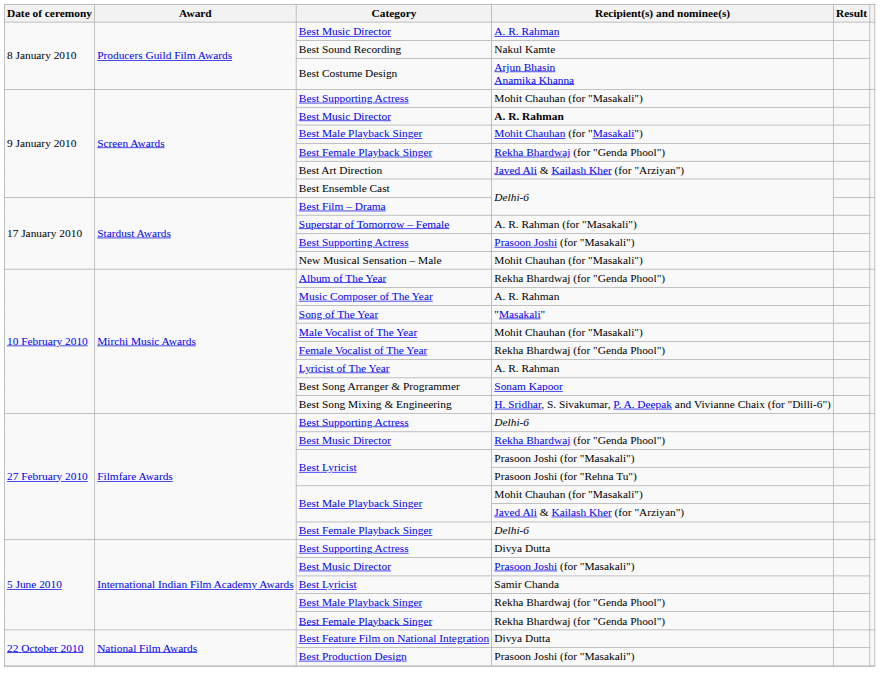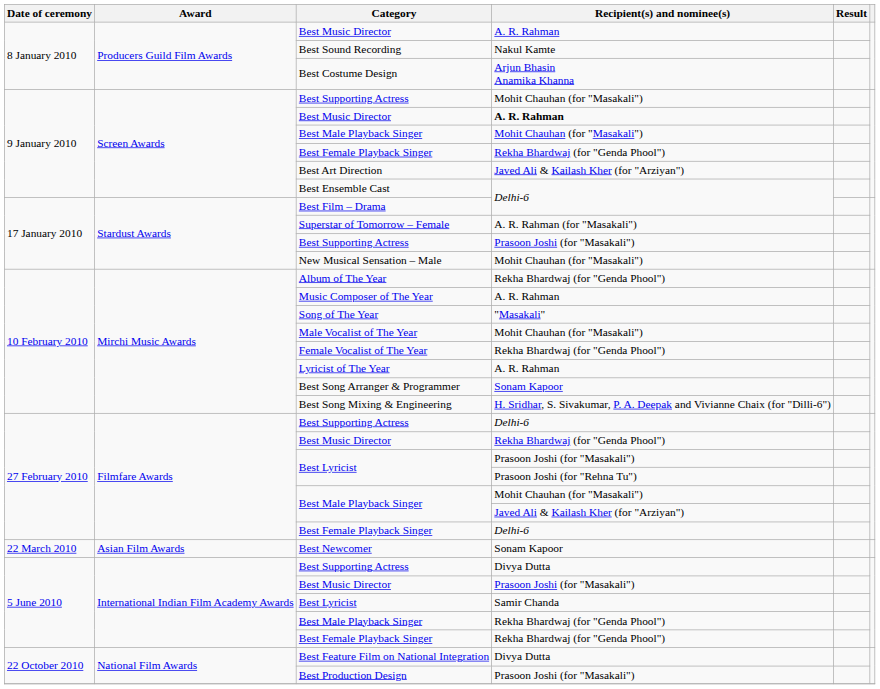+ row: (42, 548)
